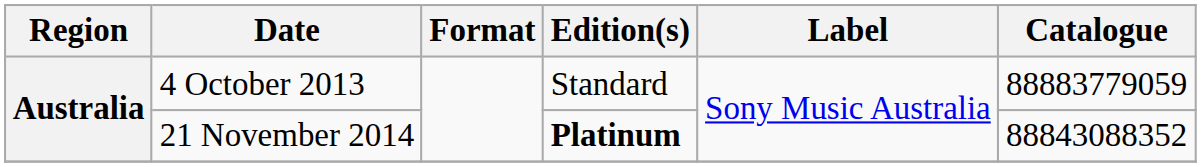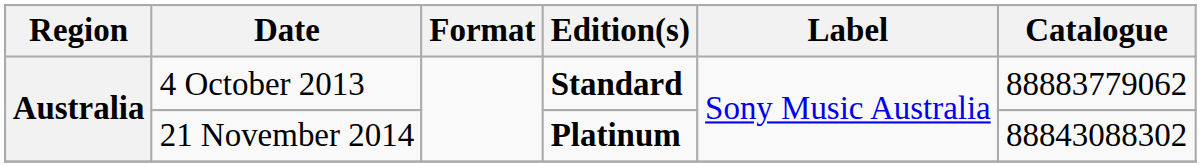(609, 82) normal -> (617, 82) bold
(1097, 82) 88883779059 -> (1097, 82) 88883779062
(1097, 135) 88843088352 -> (1097, 135) 88843088302
